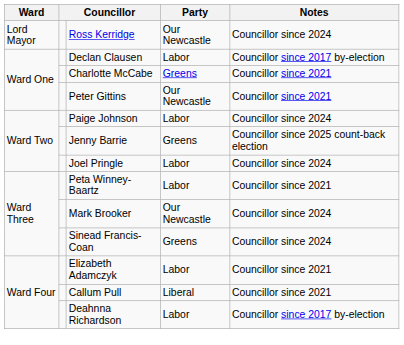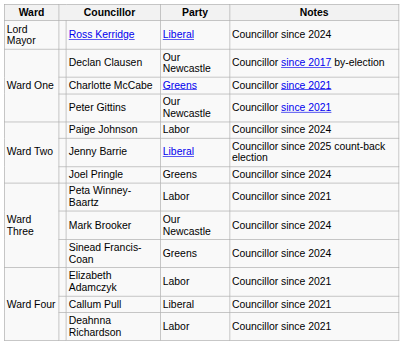(187, 35) Our Newcastle -> (178, 35) Liberal
(176, 57) Labor -> (187, 63) Our Newcastle
(180, 140) Greens -> (178, 152) Liberal
(176, 163) Labor -> (180, 175) Greens
(308, 314) Councillor since 2017 by-election -> (282, 326) Councillor since 2021
